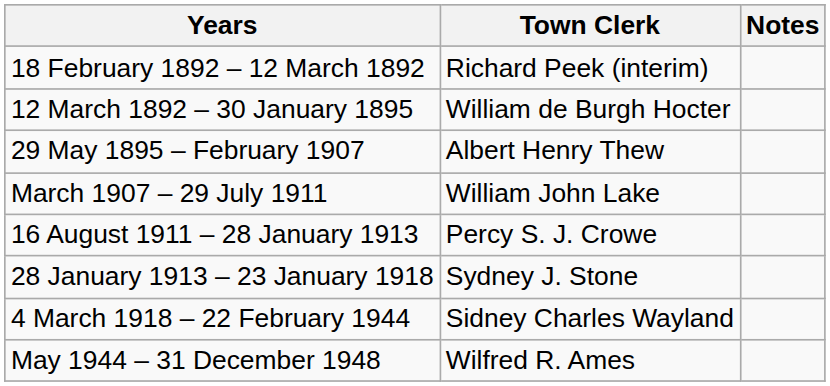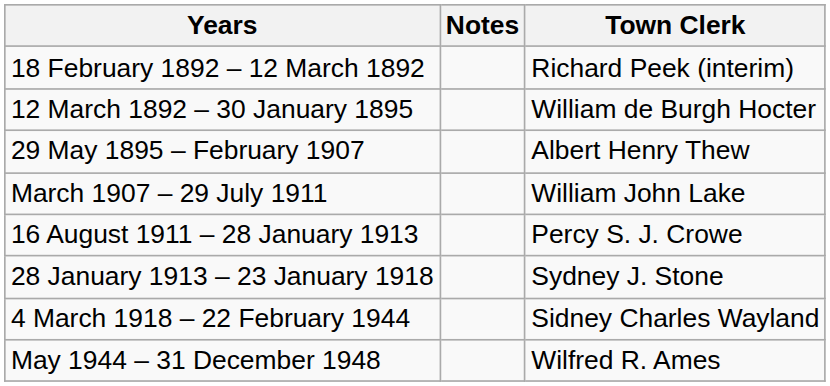columns swapped: (590, 25) <-> (783, 25)
